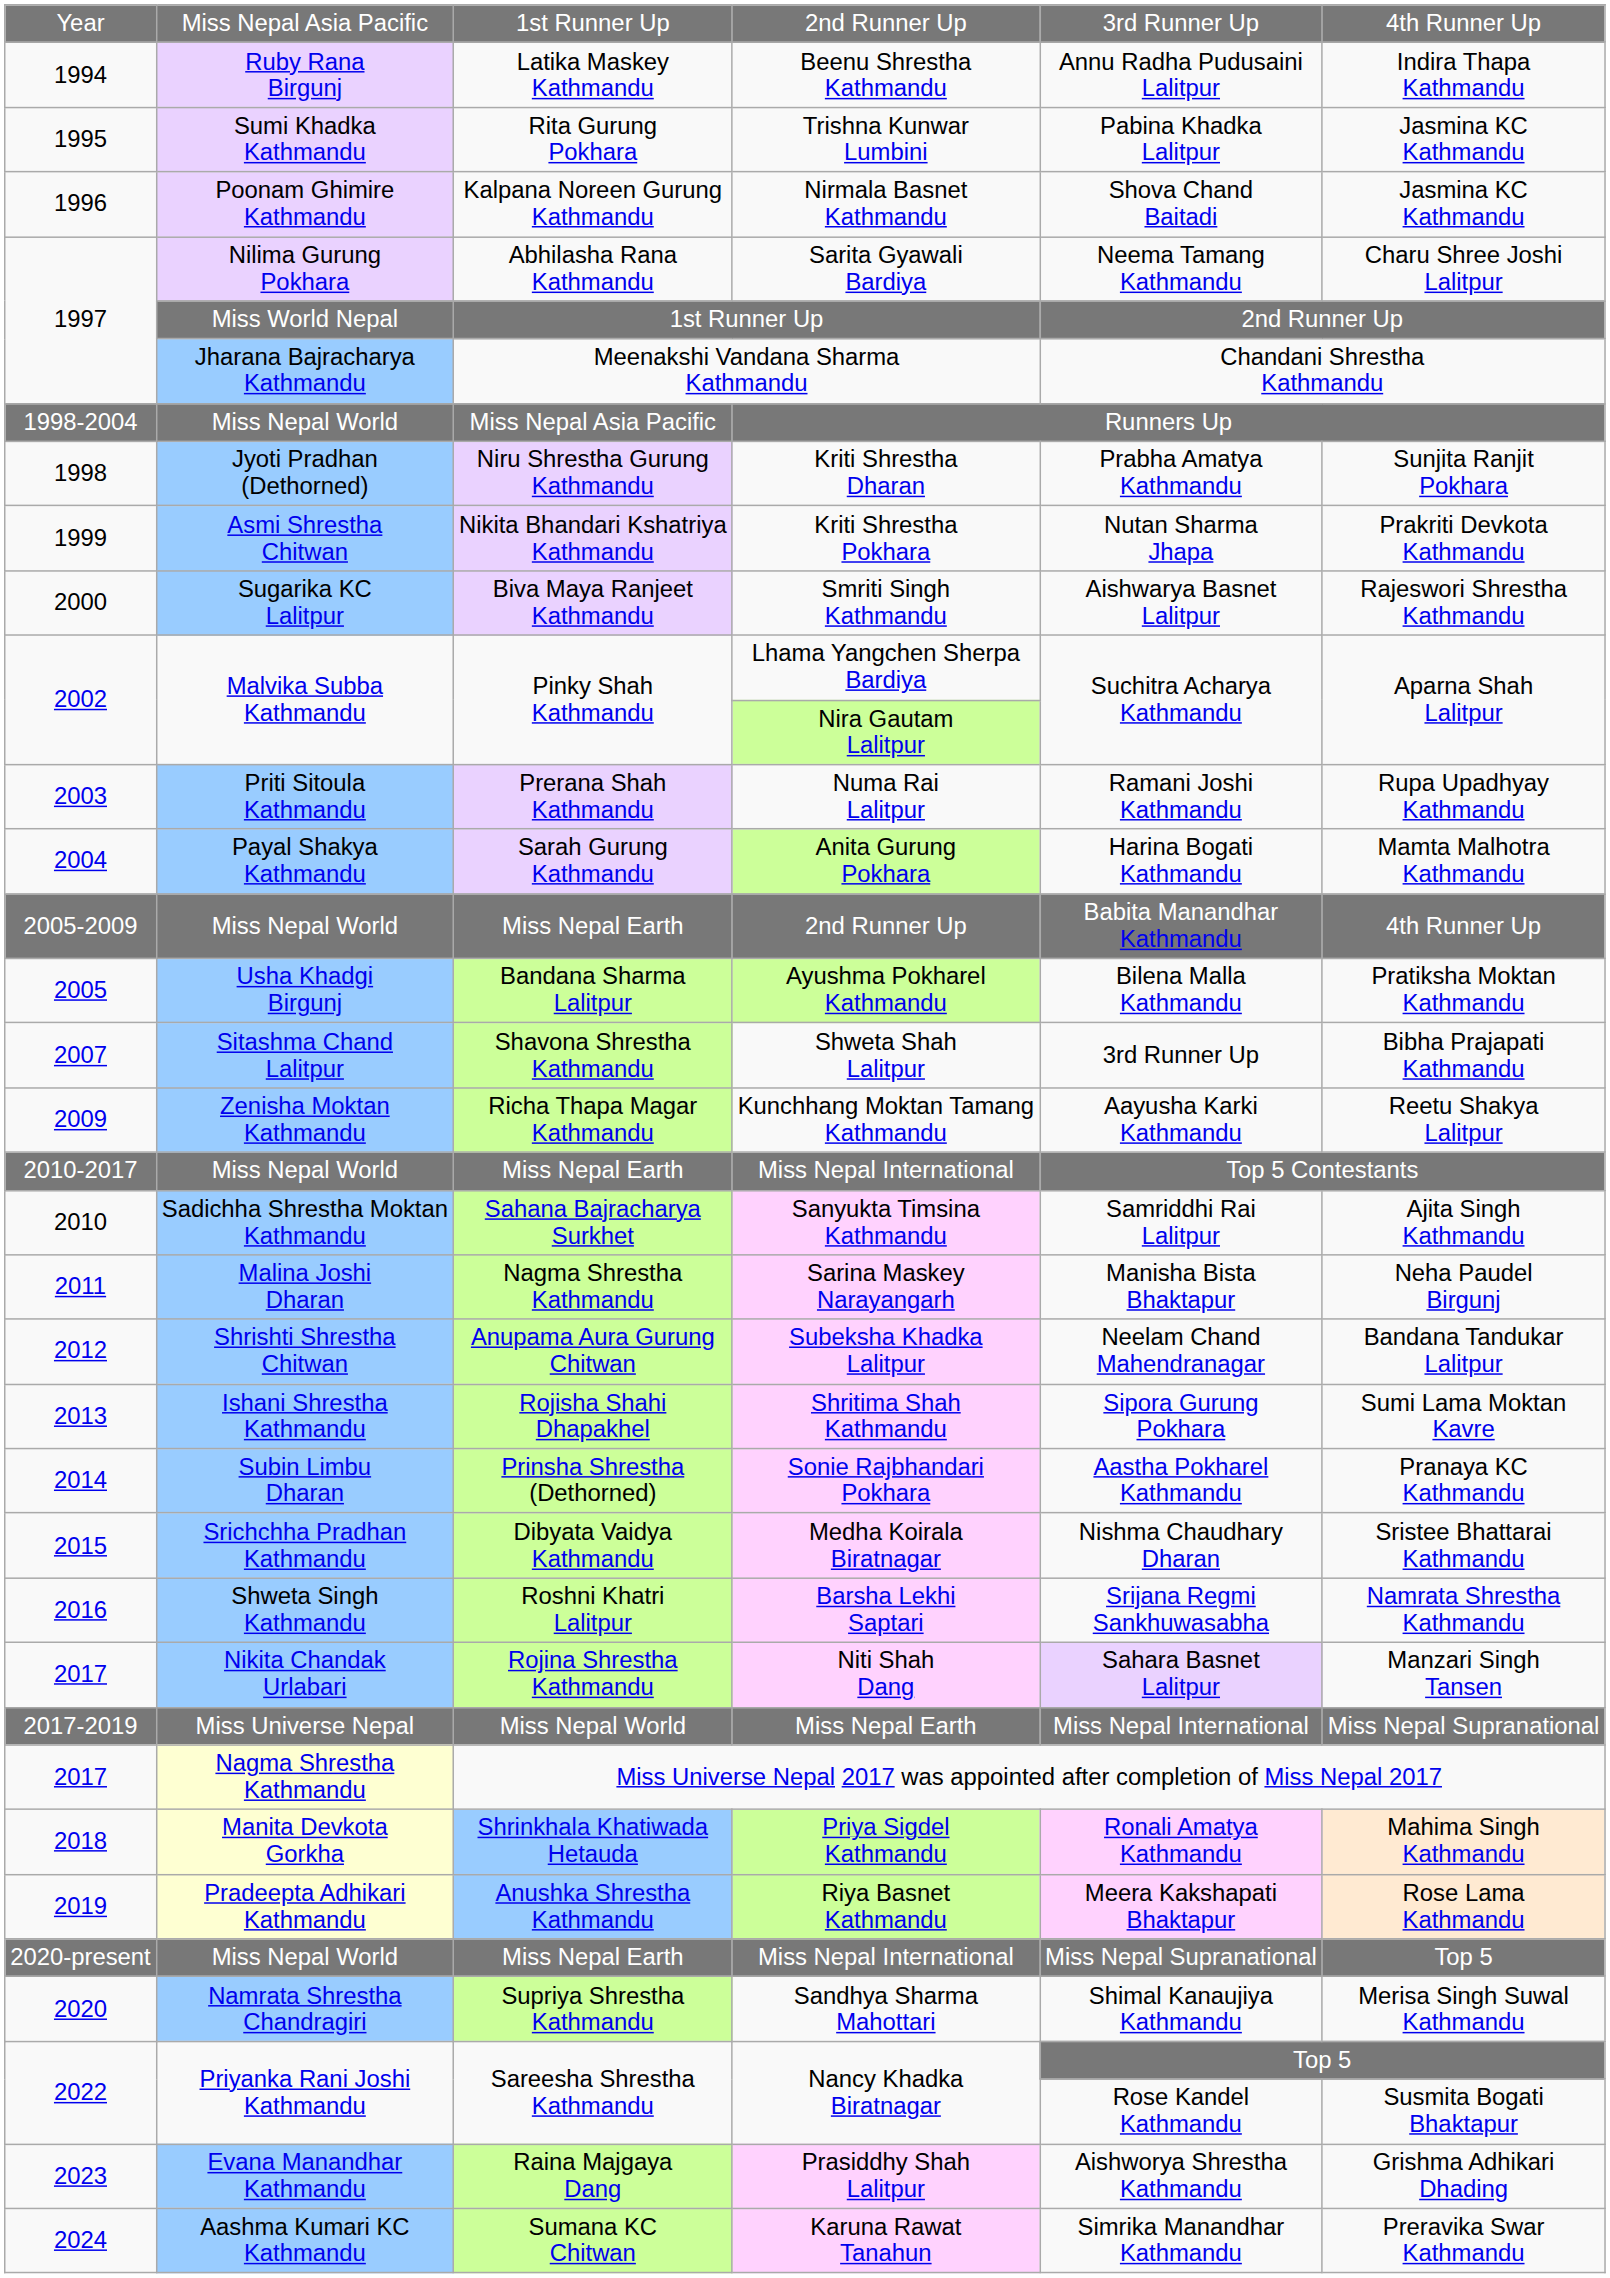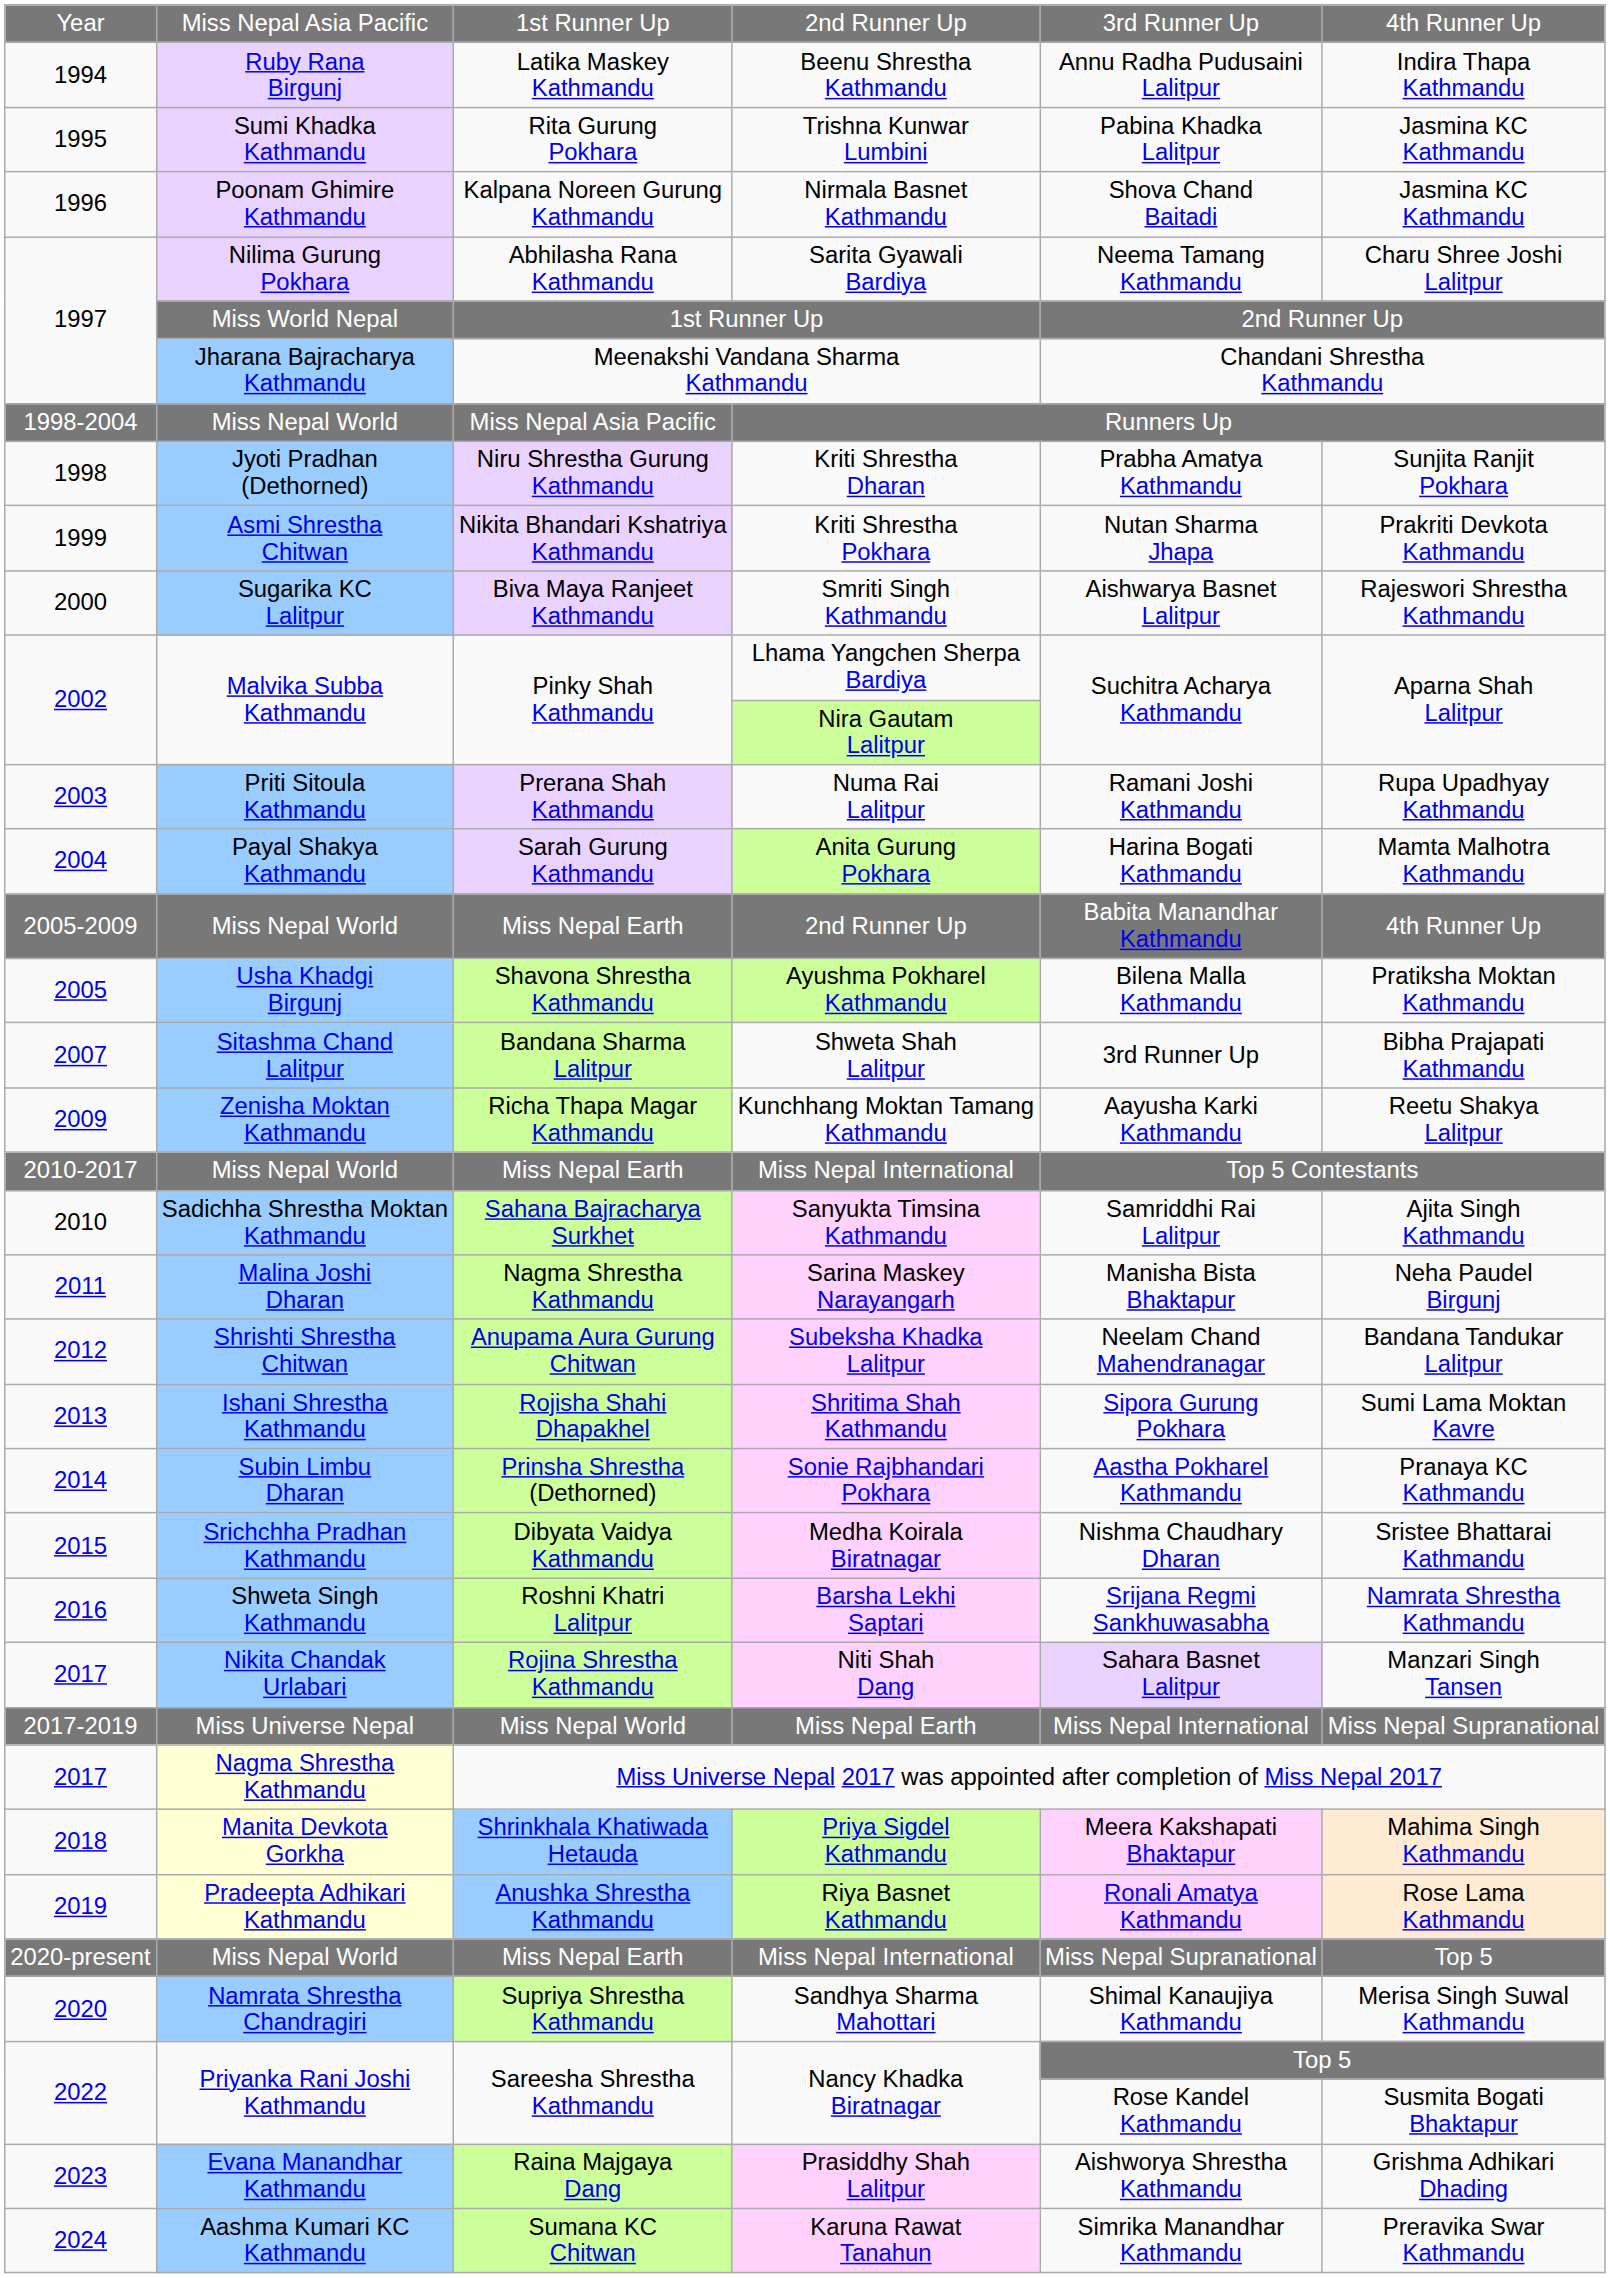(593, 990) Bandana Sharma Lalitpur -> (593, 990) Shavona Shrestha Kathmandu
(593, 1055) Shavona Shrestha Kathmandu -> (593, 1055) Bandana Sharma Lalitpur
(1181, 1841) Ronali Amatya Kathmandu -> (1181, 1841) Meera Kakshapati Bhaktapur
(1181, 1906) Meera Kakshapati Bhaktapur -> (1181, 1906) Ronali Amatya Kathmandu
